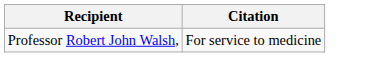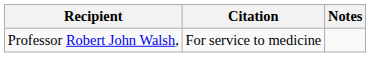+ column: (345, 16)
